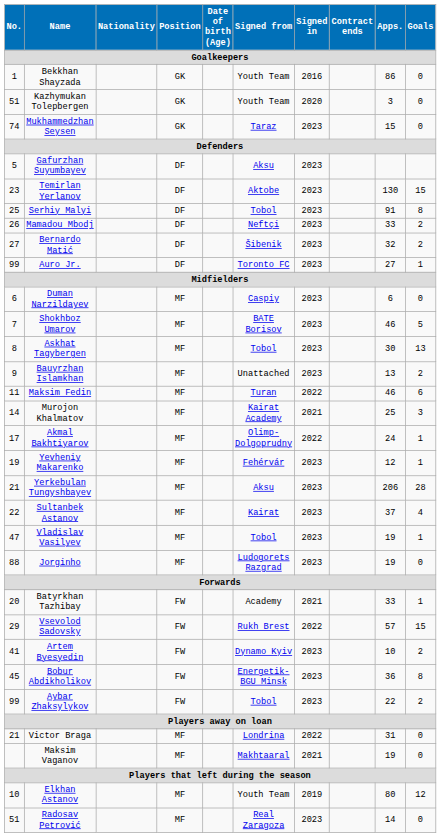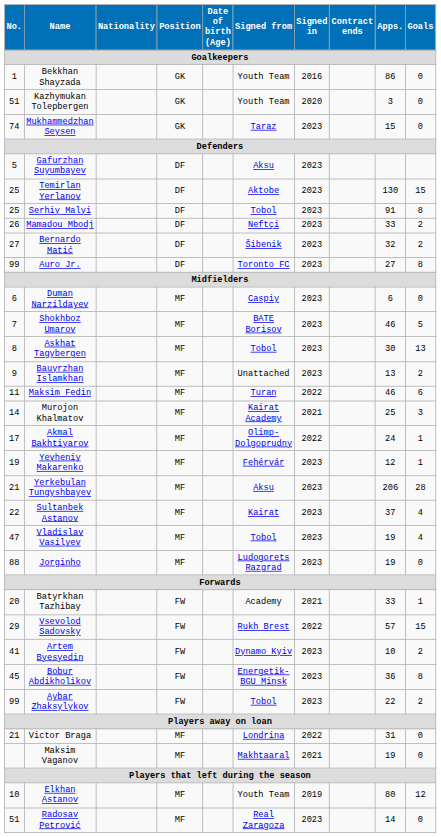(14, 191) 23 -> (14, 191) 25
(420, 265) 1 -> (420, 265) 8
(420, 538) 1 -> (420, 538) 4
